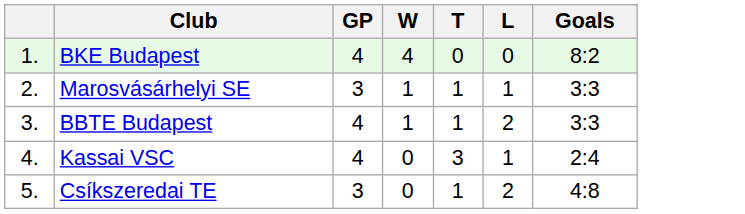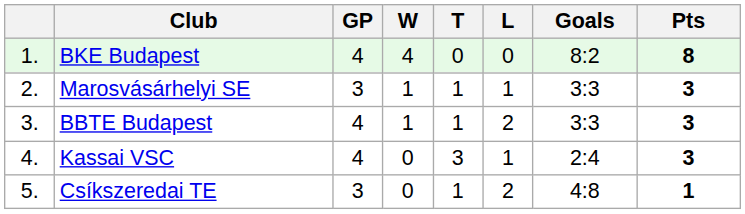+ column: (688, 21)
